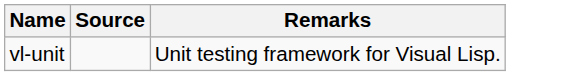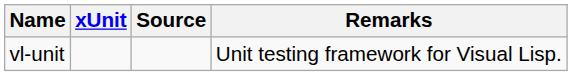+ column: (101, 20)
